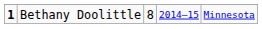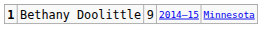(150, 14) 8 -> (150, 14) 9
